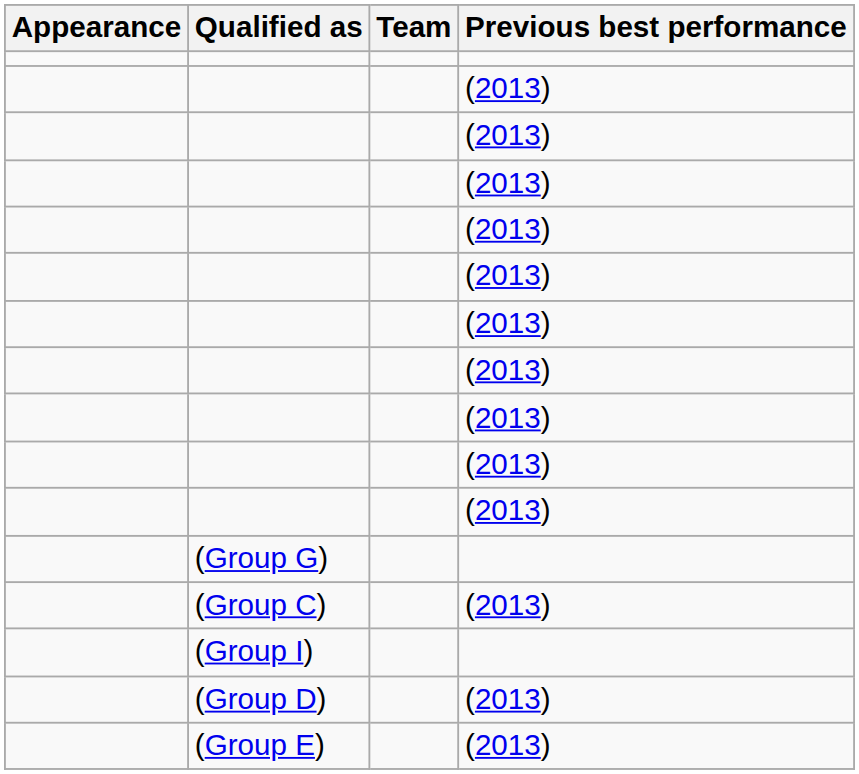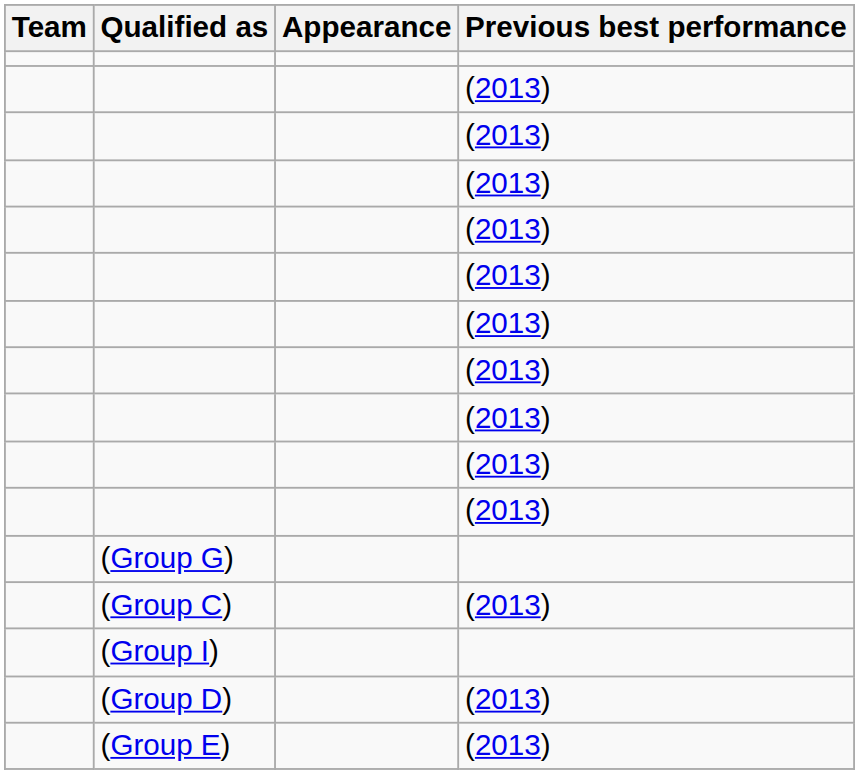columns swapped: (414, 27) <-> (96, 27)
